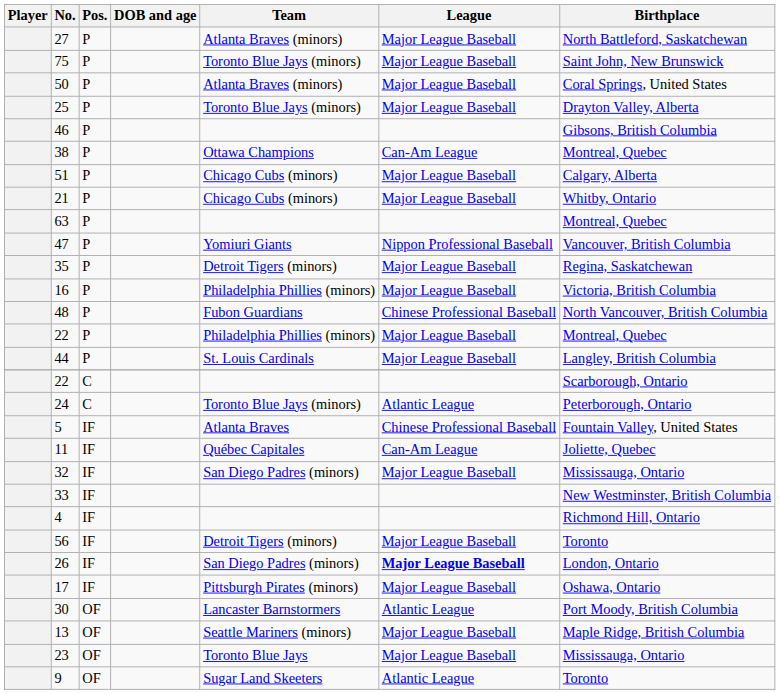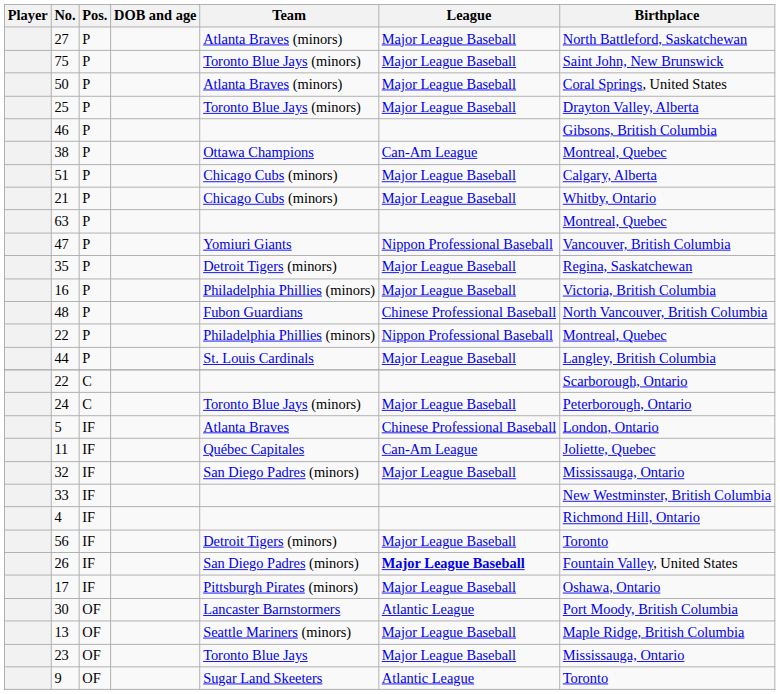(449, 335) Major League Baseball -> (467, 335) Nippon Professional Baseball
(428, 404) Atlantic League -> (449, 404) Major League Baseball
(650, 426) Fountain Valley, United States -> (611, 426) London, Ontario
(611, 564) London, Ontario -> (650, 564) Fountain Valley, United States
